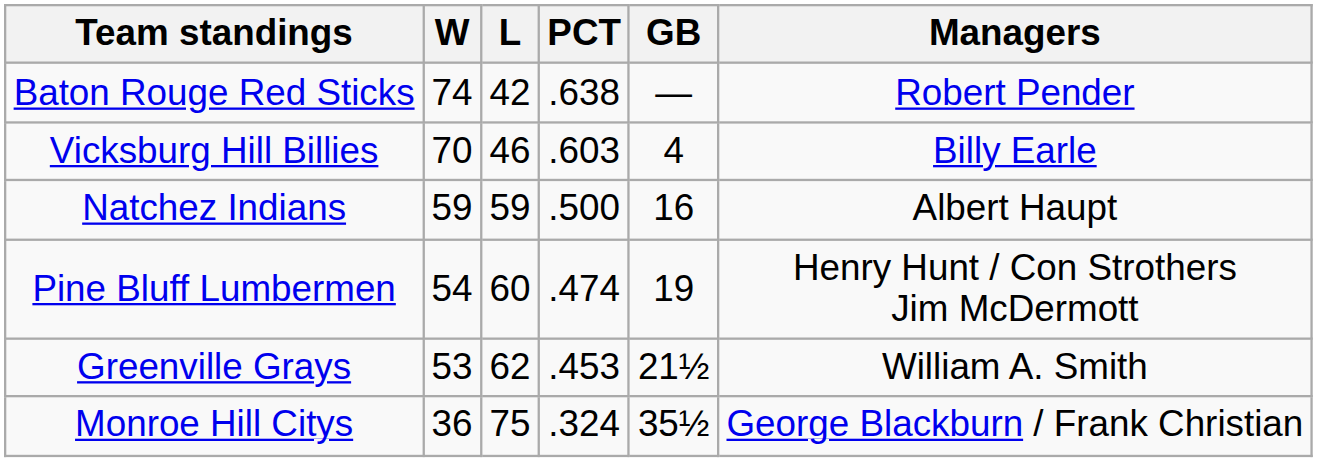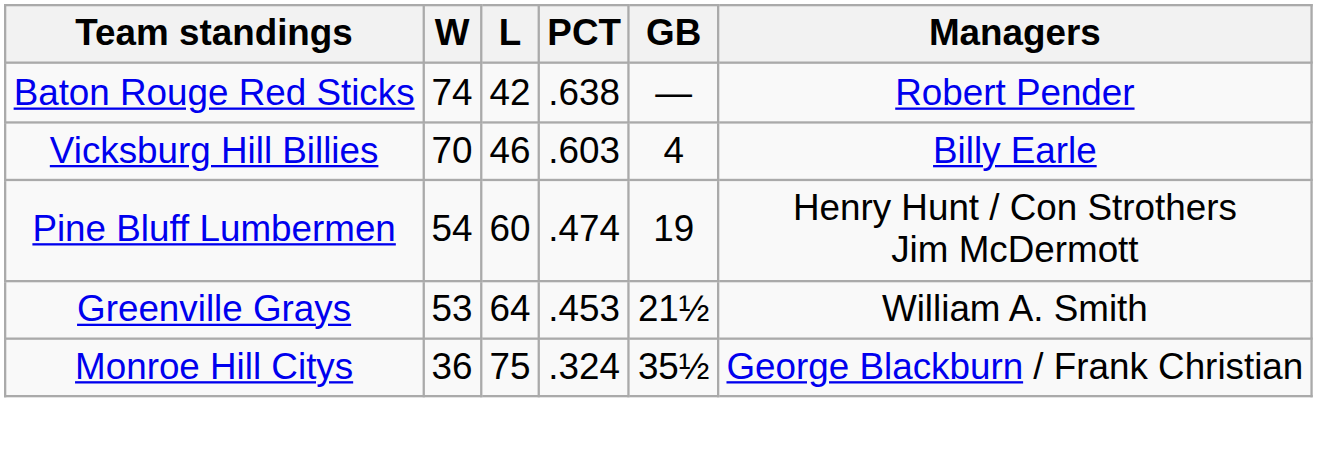- row: (214, 208)
(510, 366) 62 -> (510, 308) 64
